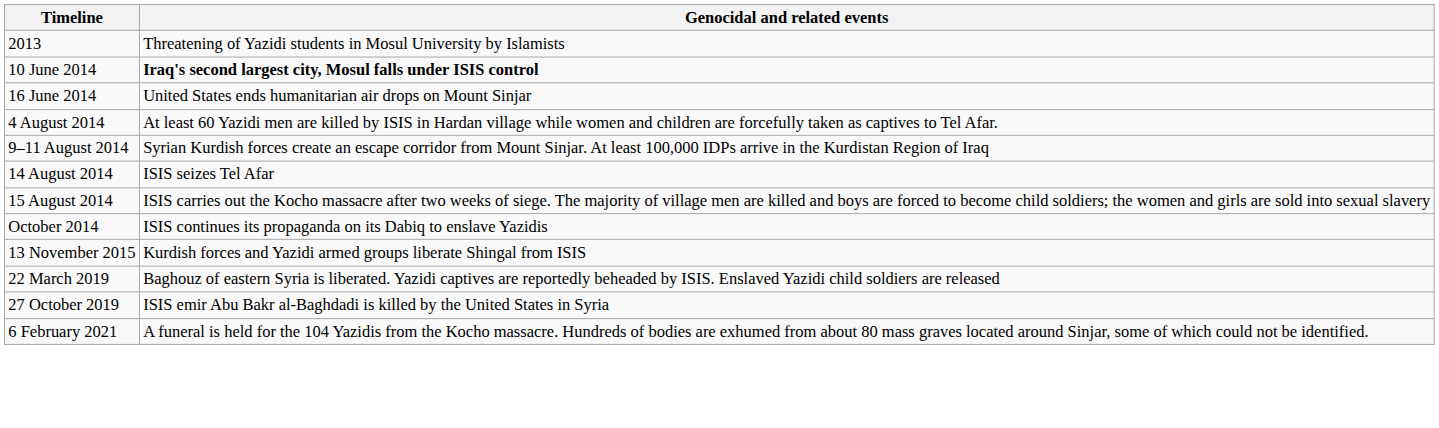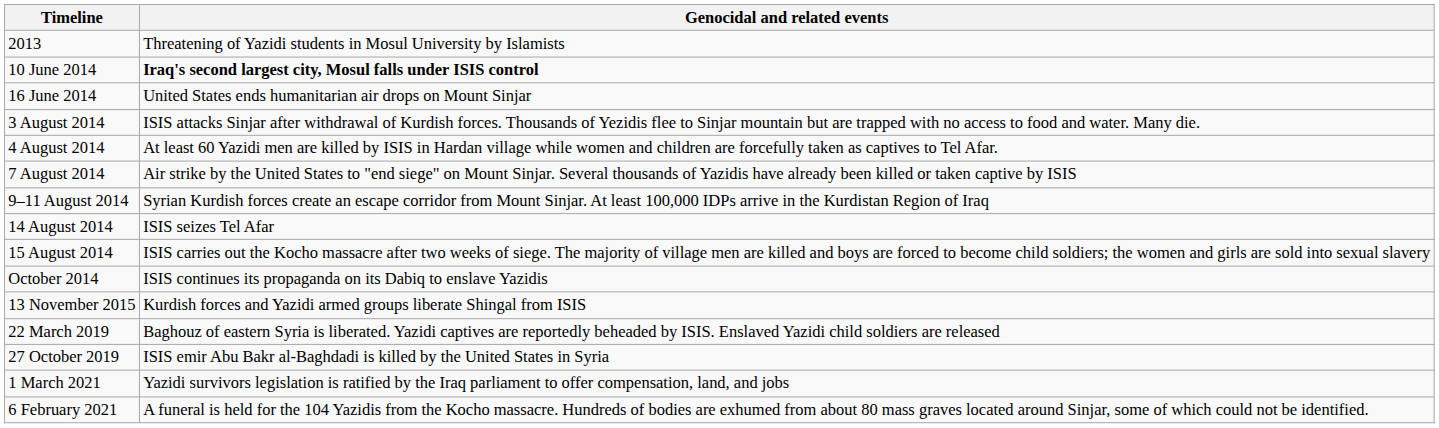+ row: (56, 122)
+ row: (56, 174)
+ row: (55, 383)
